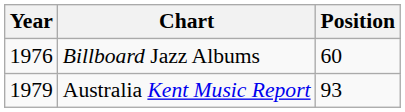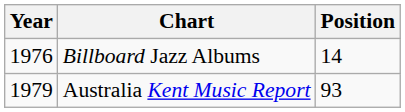(331, 55) 60 -> (331, 55) 14
